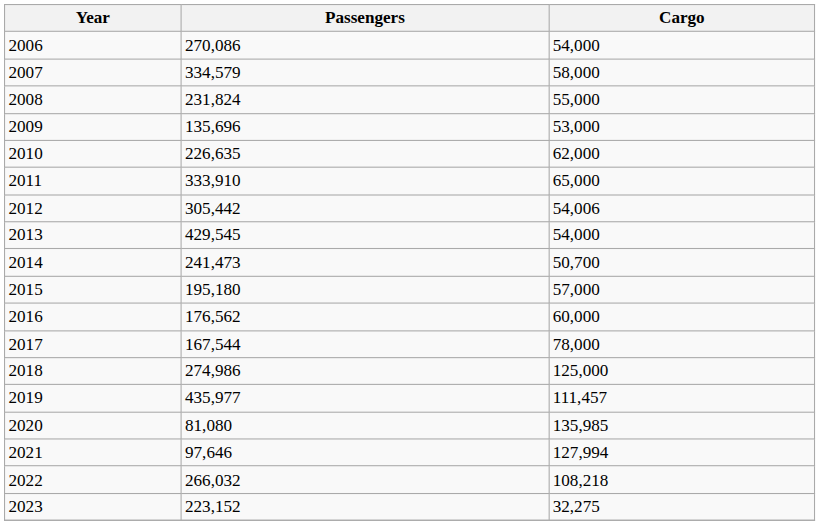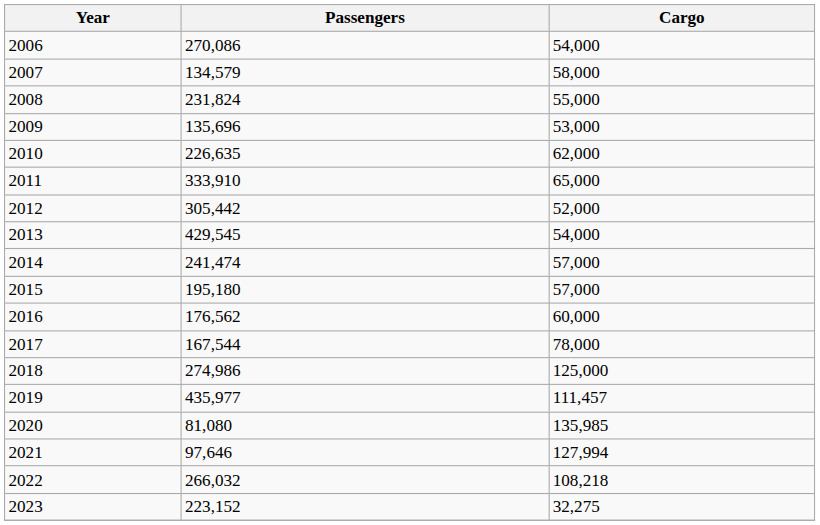(213, 72) 334,579 -> (213, 72) 134,579
(576, 208) 54,006 -> (576, 208) 52,000
(213, 262) 241,473 -> (213, 262) 241,474
(576, 262) 50,700 -> (576, 262) 57,000
